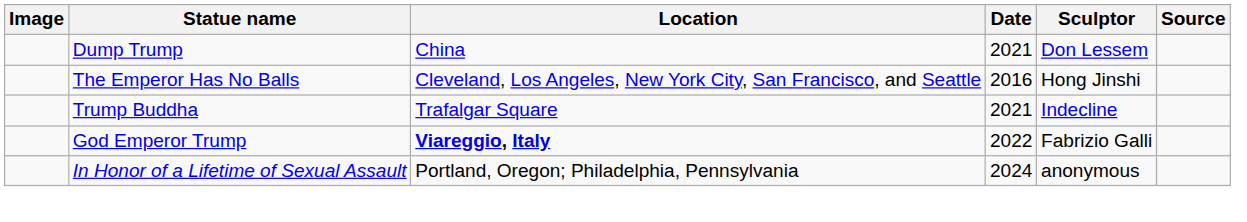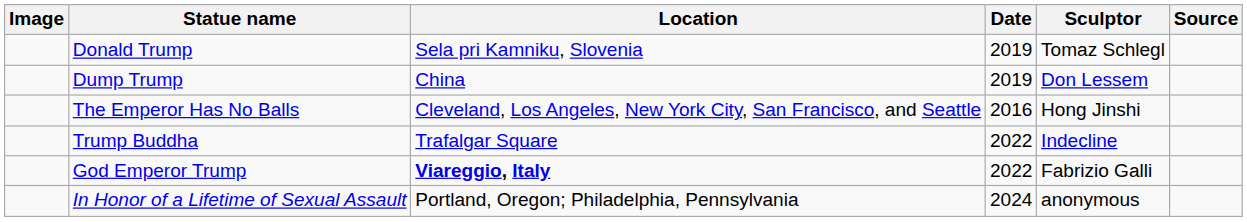+ row: (133, 49)
(1011, 49) 2021 -> (1011, 79) 2019
(1011, 110) 2021 -> (1011, 140) 2022
